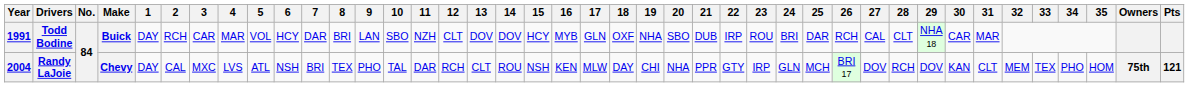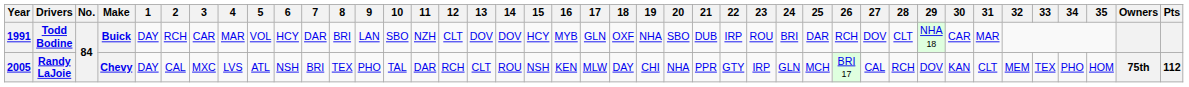(875, 37) CAL -> (875, 37) DOV
(19, 67) 2004 -> (19, 67) 2005
(875, 67) DOV -> (875, 67) CAL
(1172, 67) 121 -> (1172, 67) 112
